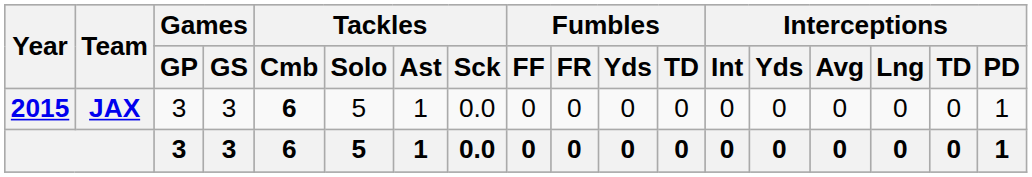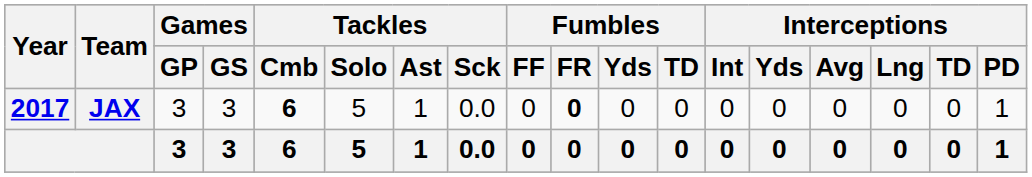(40, 108) 2015 -> (40, 108) 2017
(574, 108) normal -> (574, 108) bold
